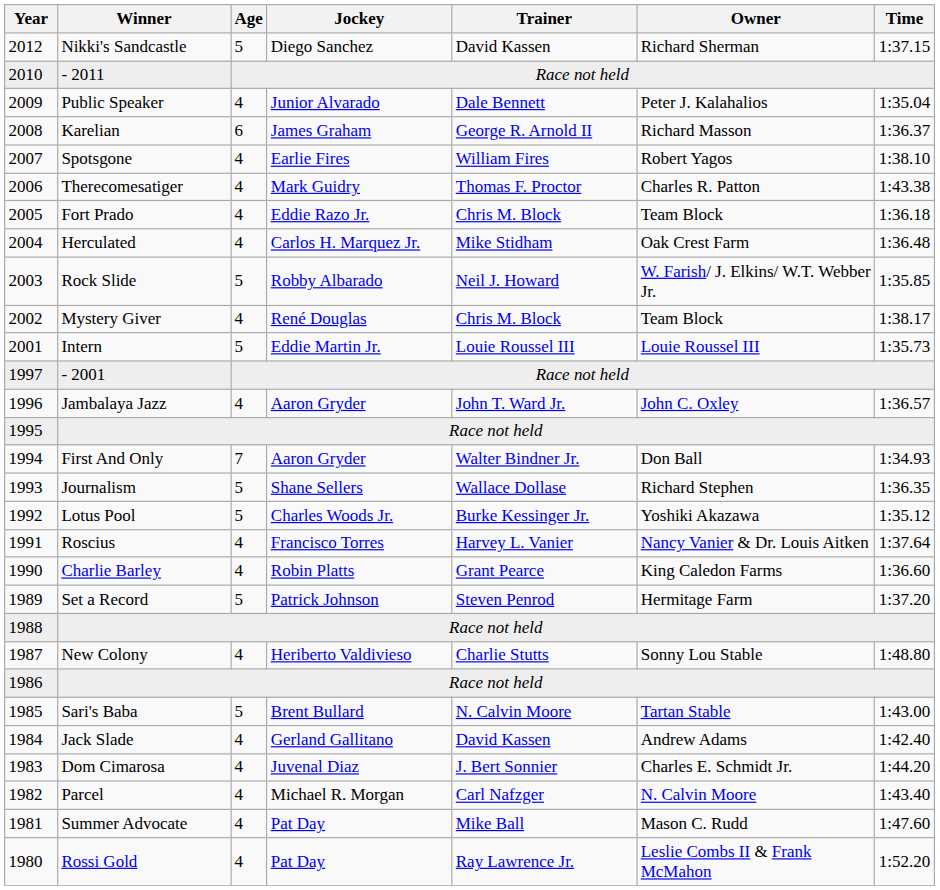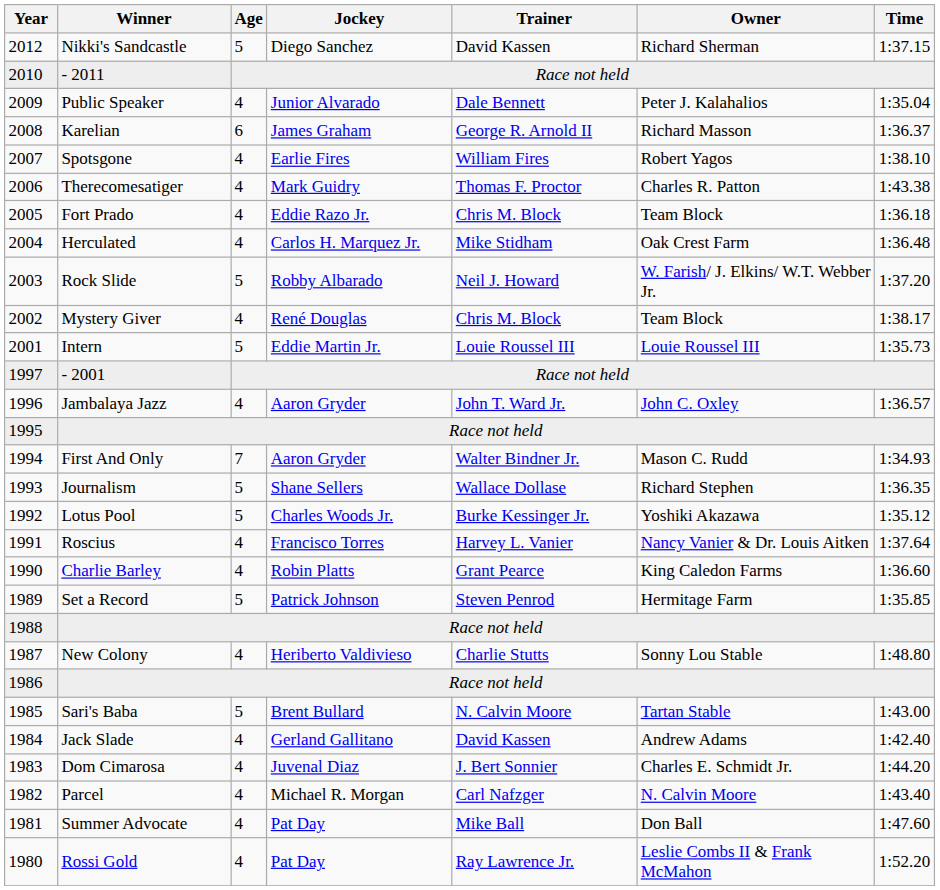(905, 281) 1:35.85 -> (905, 281) 1:37.20
(672, 459) Don Ball -> (694, 459) Mason C. Rudd
(905, 599) 1:37.20 -> (905, 599) 1:35.85
(694, 823) Mason C. Rudd -> (672, 823) Don Ball
